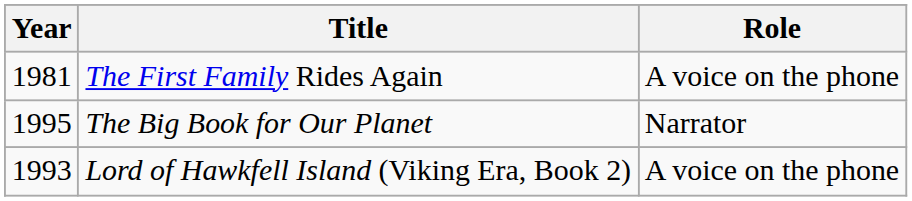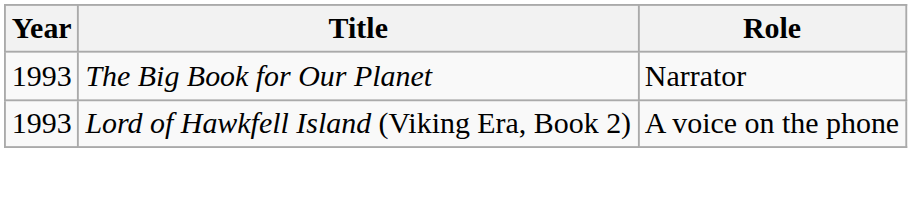- row: (264, 75)
(42, 123) 1995 -> (42, 75) 1993
